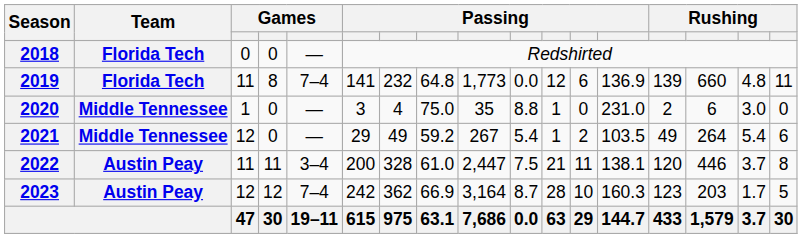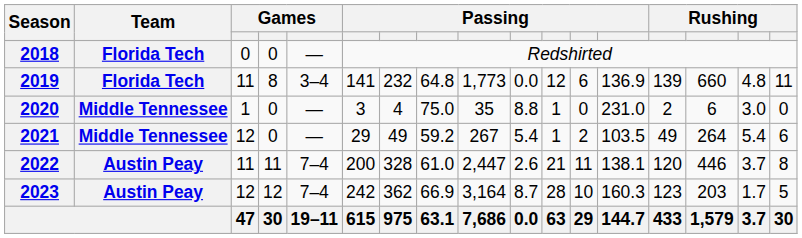(314, 81) 7–4 -> (314, 81) 3–4
(314, 164) 3–4 -> (314, 164) 7–4
(526, 164) 7.5 -> (526, 164) 2.6
